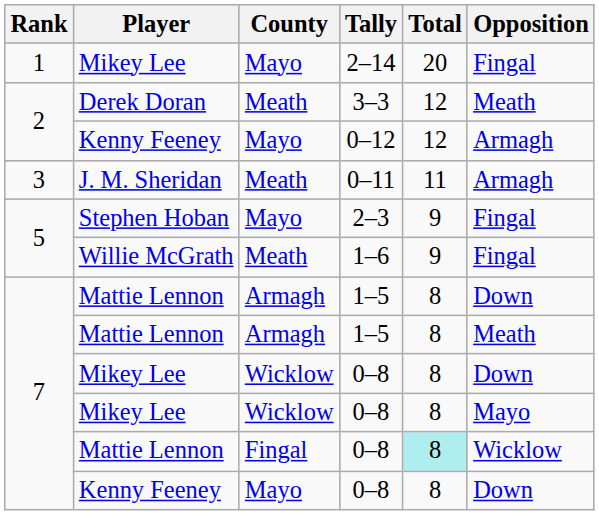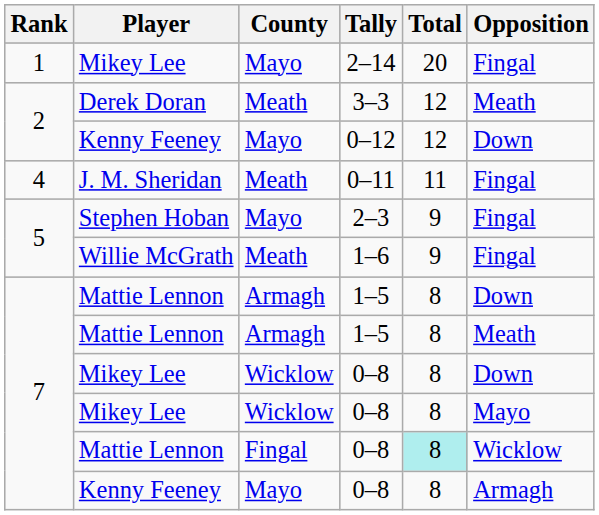(513, 140) Armagh -> (503, 140) Down
(39, 179) 3 -> (39, 179) 4
(513, 179) Armagh -> (504, 179) Fingal
(503, 489) Down -> (513, 489) Armagh
